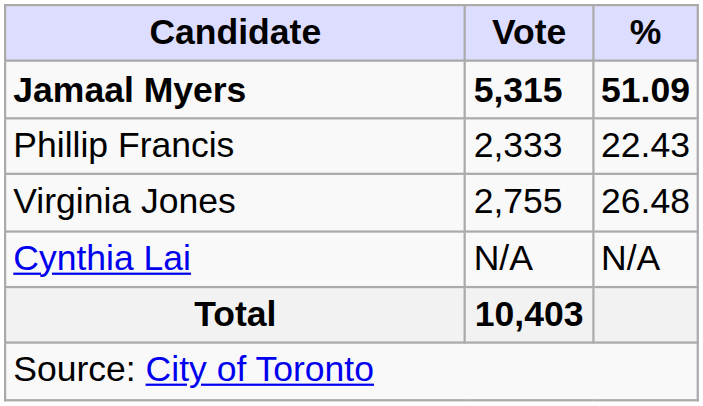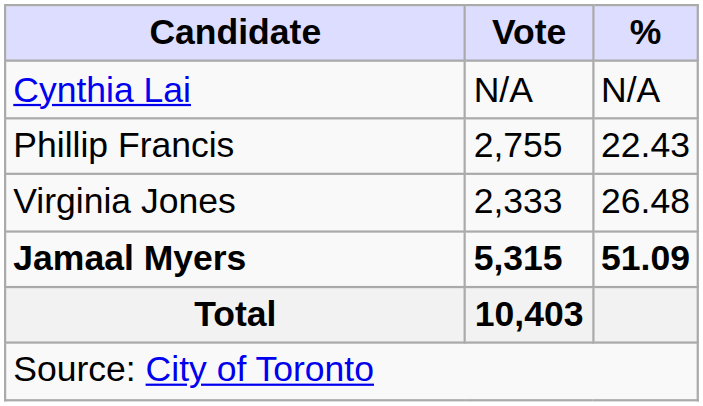rows swapped: (130, 88) <-> (102, 257)
(518, 145) 2,333 -> (518, 145) 2,755
(518, 201) 2,755 -> (518, 201) 2,333
